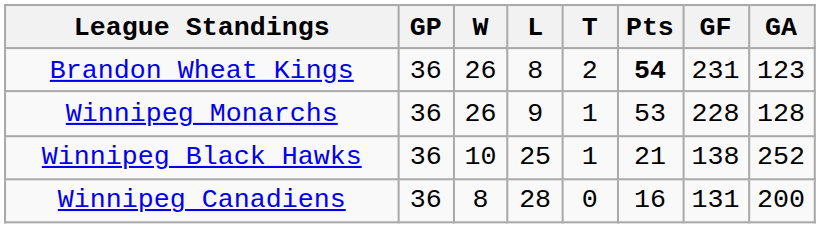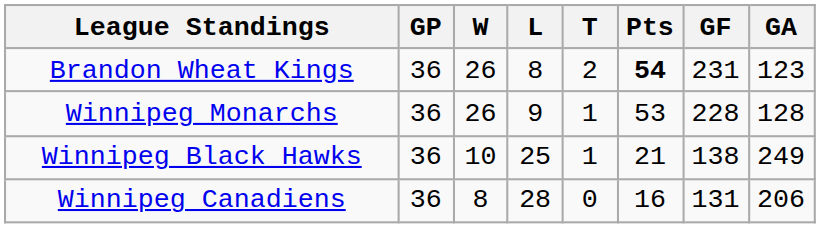(781, 157) 252 -> (781, 157) 249
(781, 200) 200 -> (781, 200) 206
